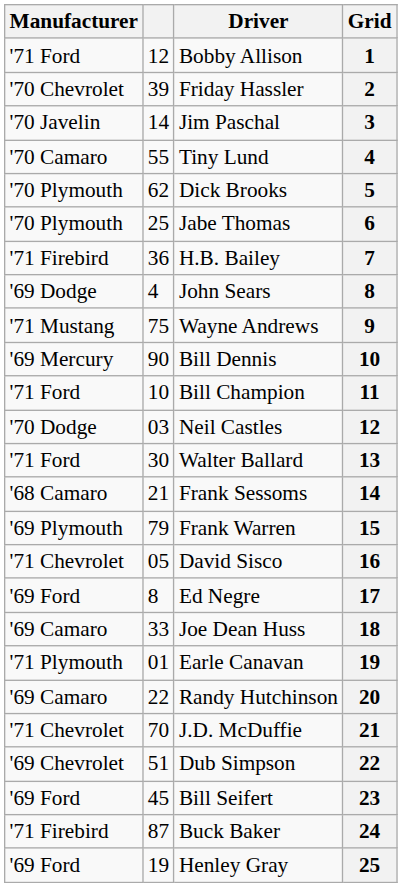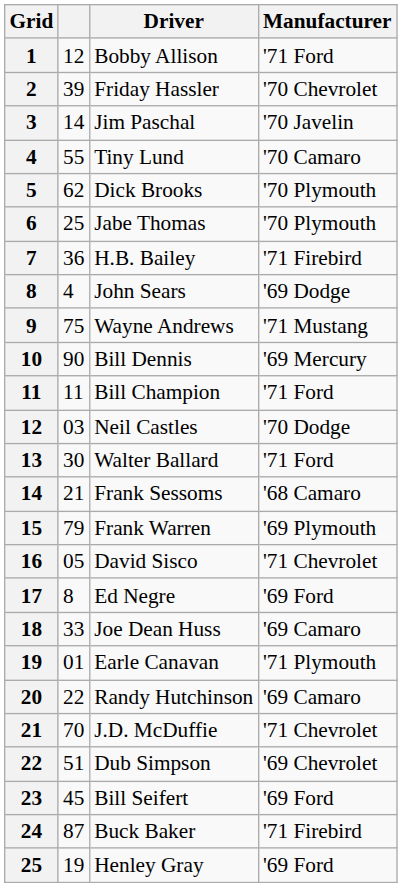columns swapped: (370, 21) <-> (74, 21)
(158, 392) 10 -> (73, 392) 11
